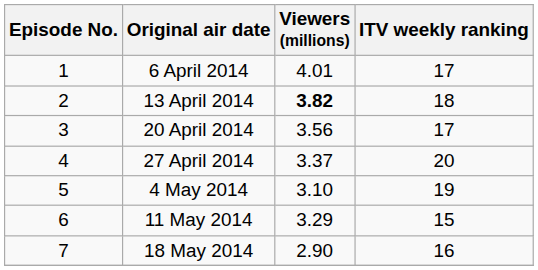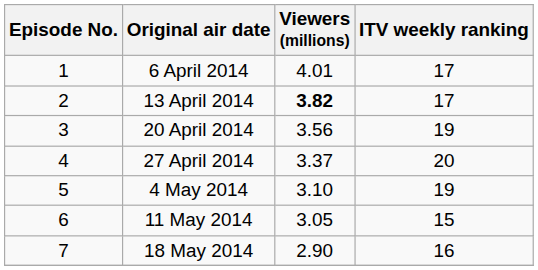(444, 100) 18 -> (444, 100) 17
(444, 130) 17 -> (444, 130) 19
(315, 220) 3.29 -> (315, 220) 3.05
